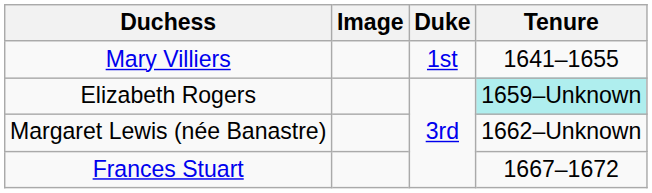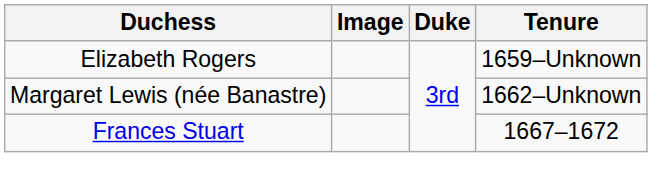- row: (168, 59)
(561, 95) paleturquoise background -> (561, 59) no background
